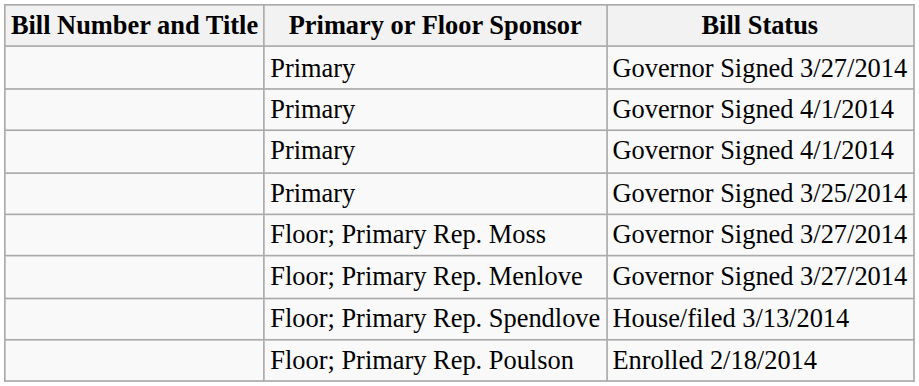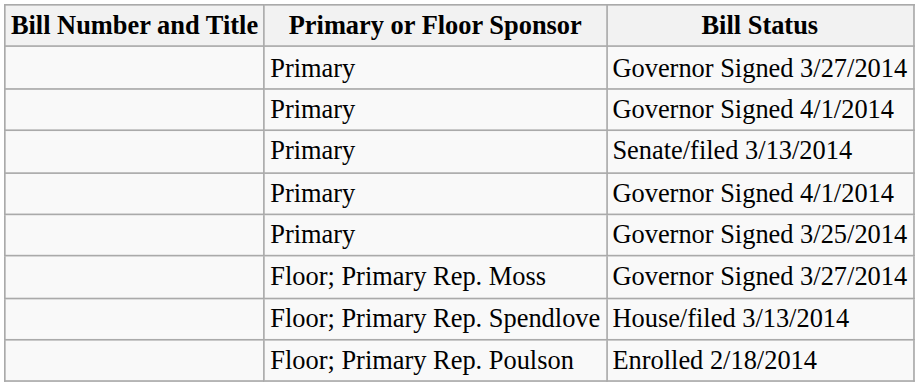+ row: (313, 151)
- row: (426, 276)
